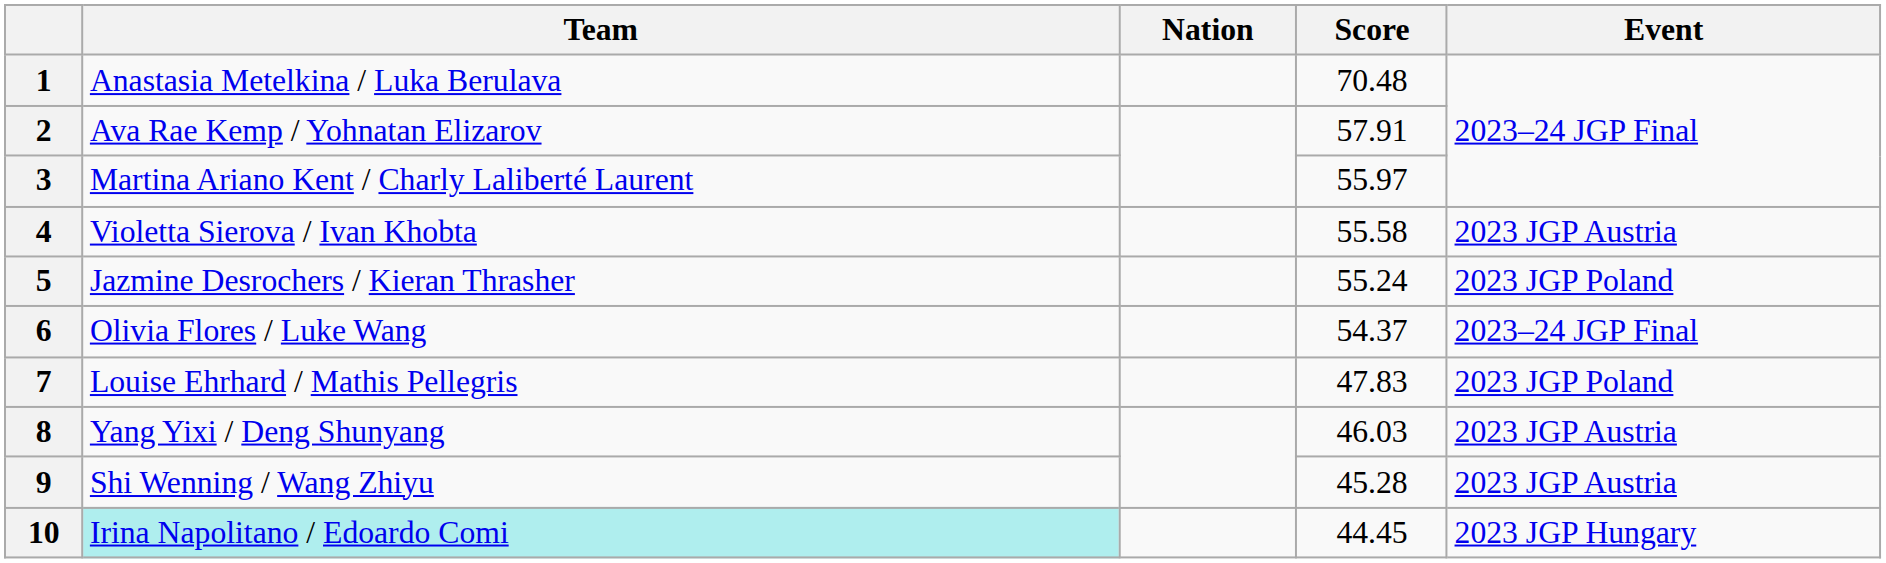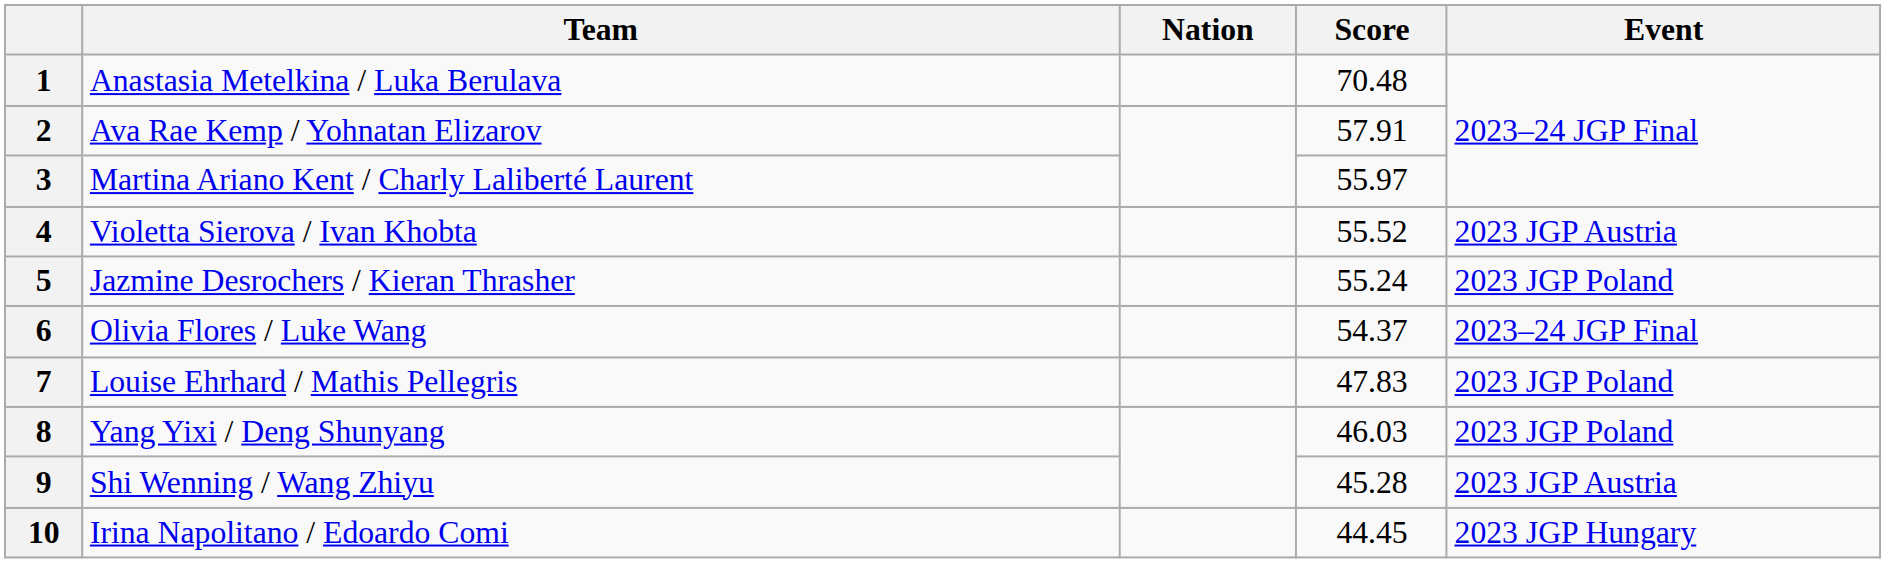(1372, 230) 55.58 -> (1372, 230) 55.52
(1566, 431) 2023 JGP Austria -> (1564, 431) 2023 JGP Poland
(299, 532) paleturquoise background -> (299, 532) no background
